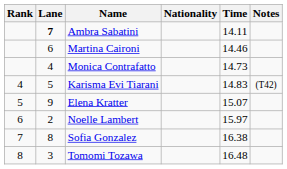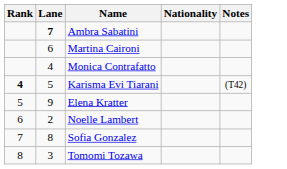- column: (235, 13)
(20, 84) normal -> (20, 84) bold
